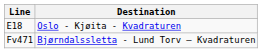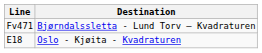rows swapped: (14, 26) <-> (20, 40)
